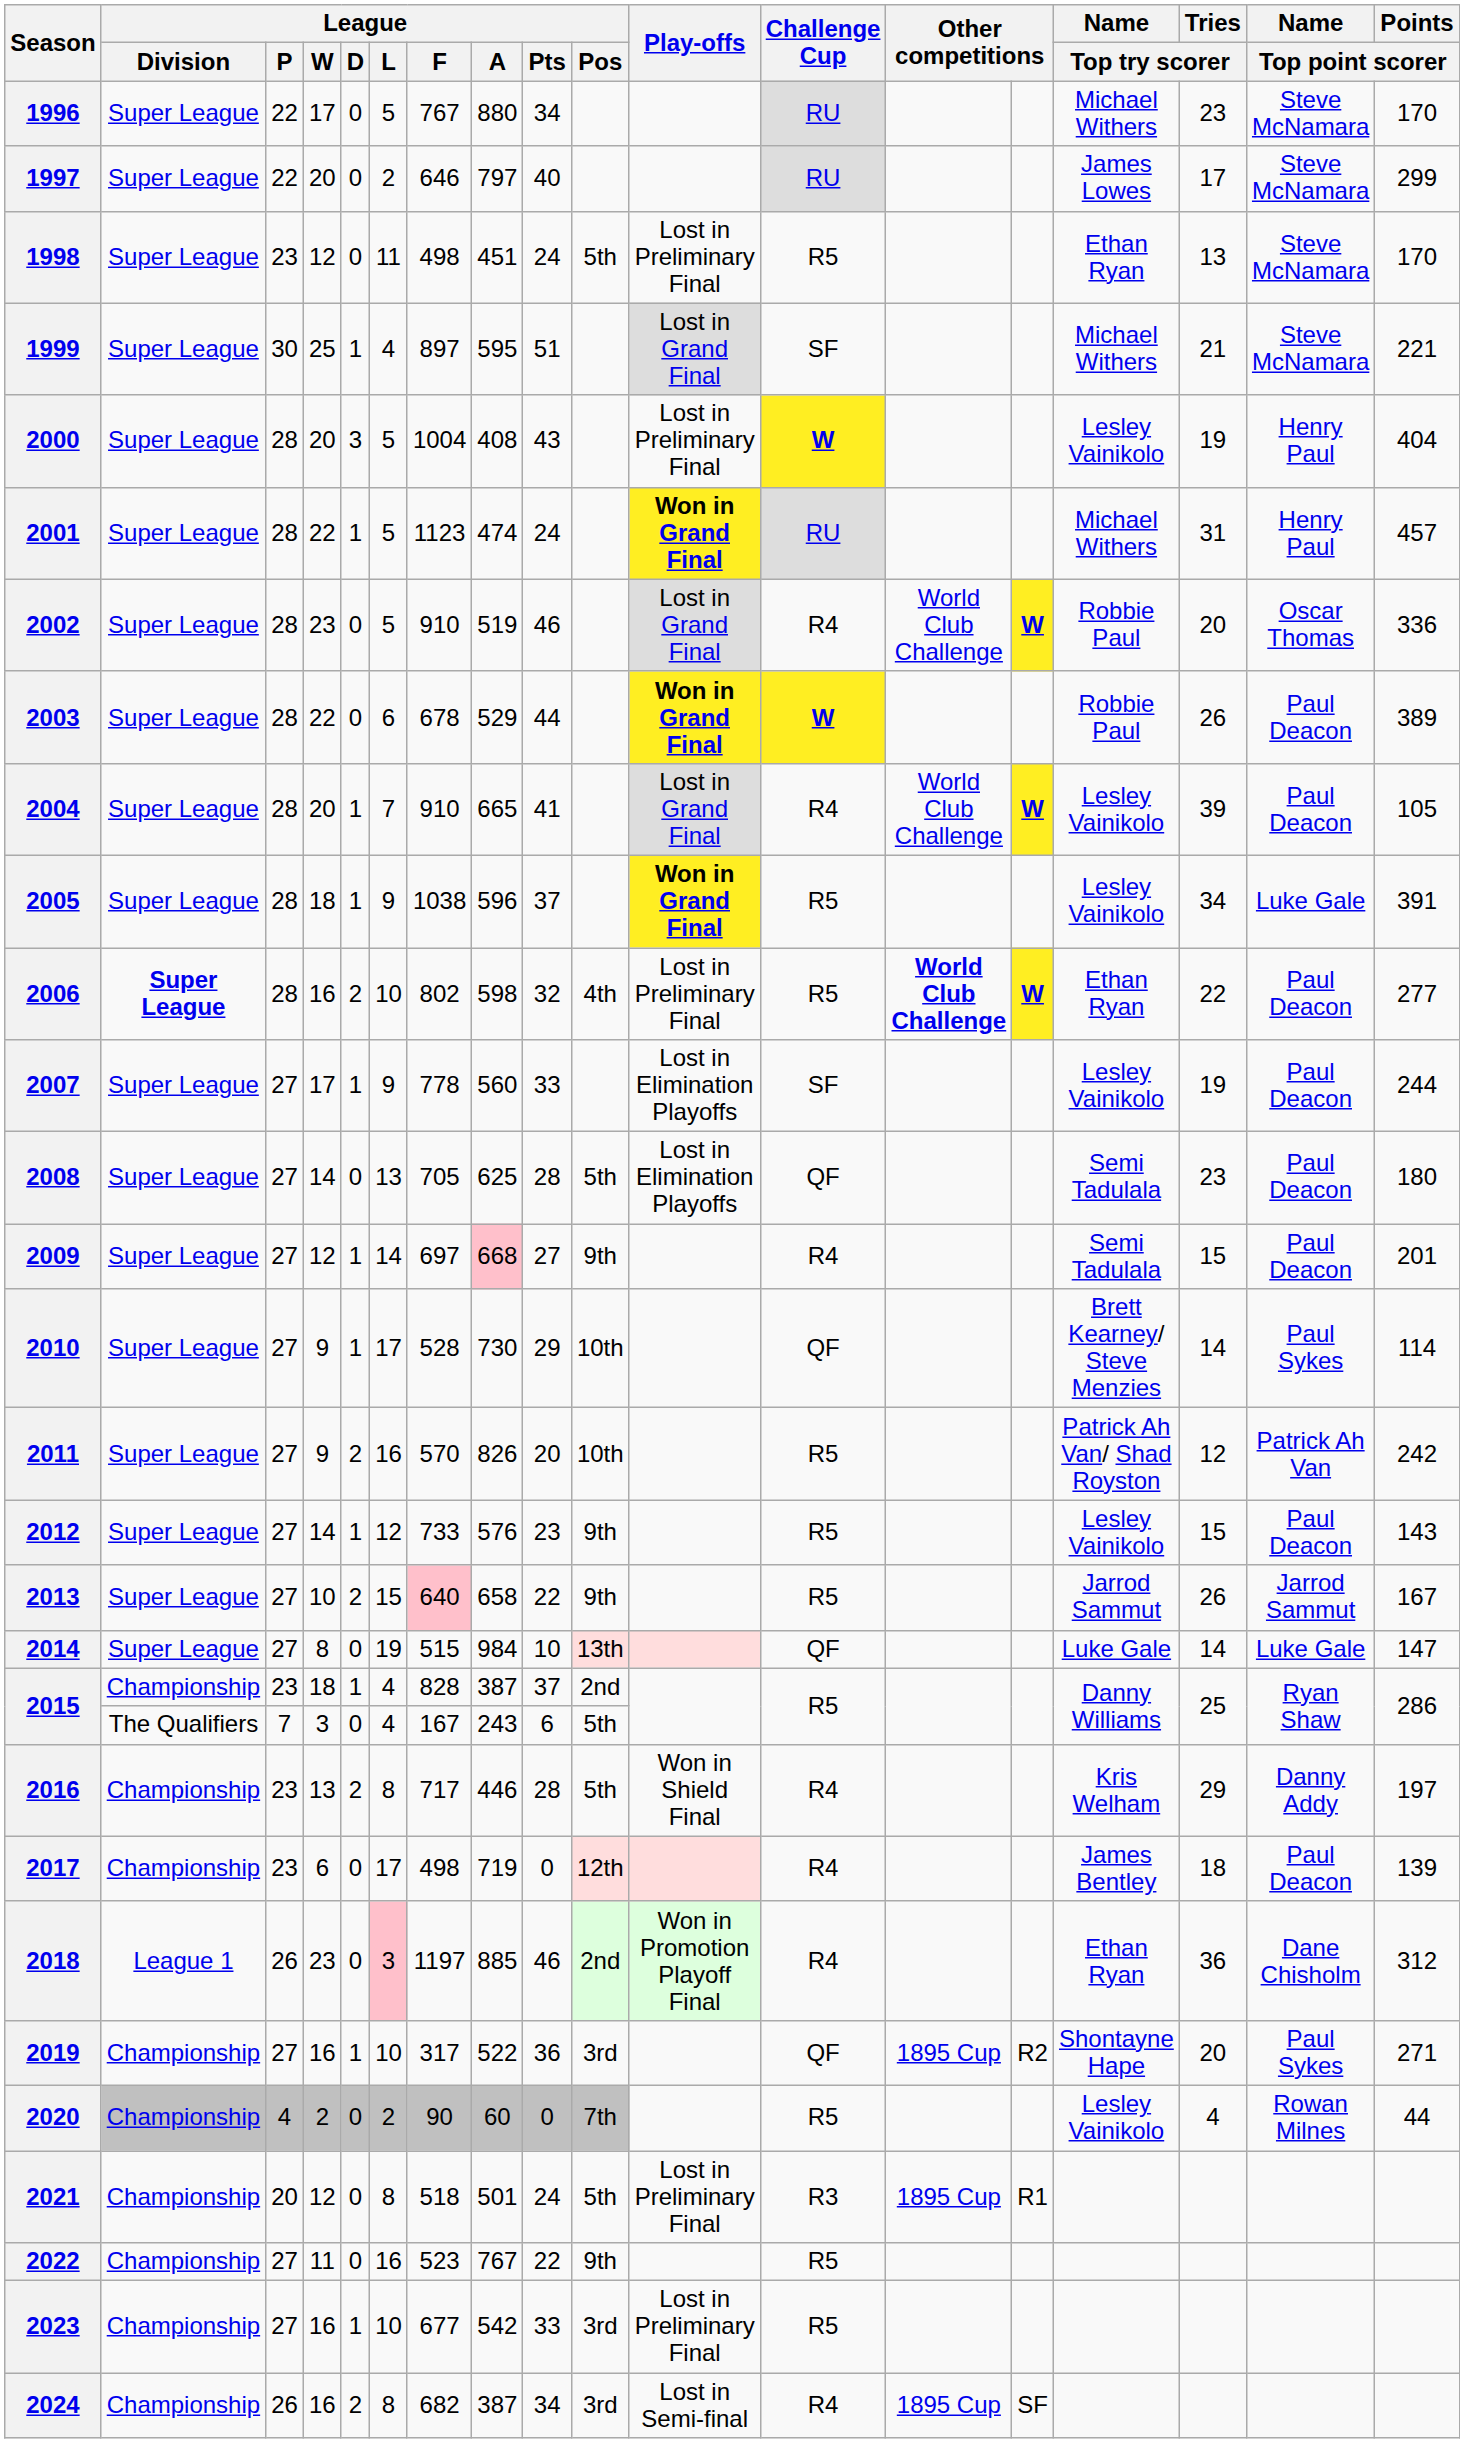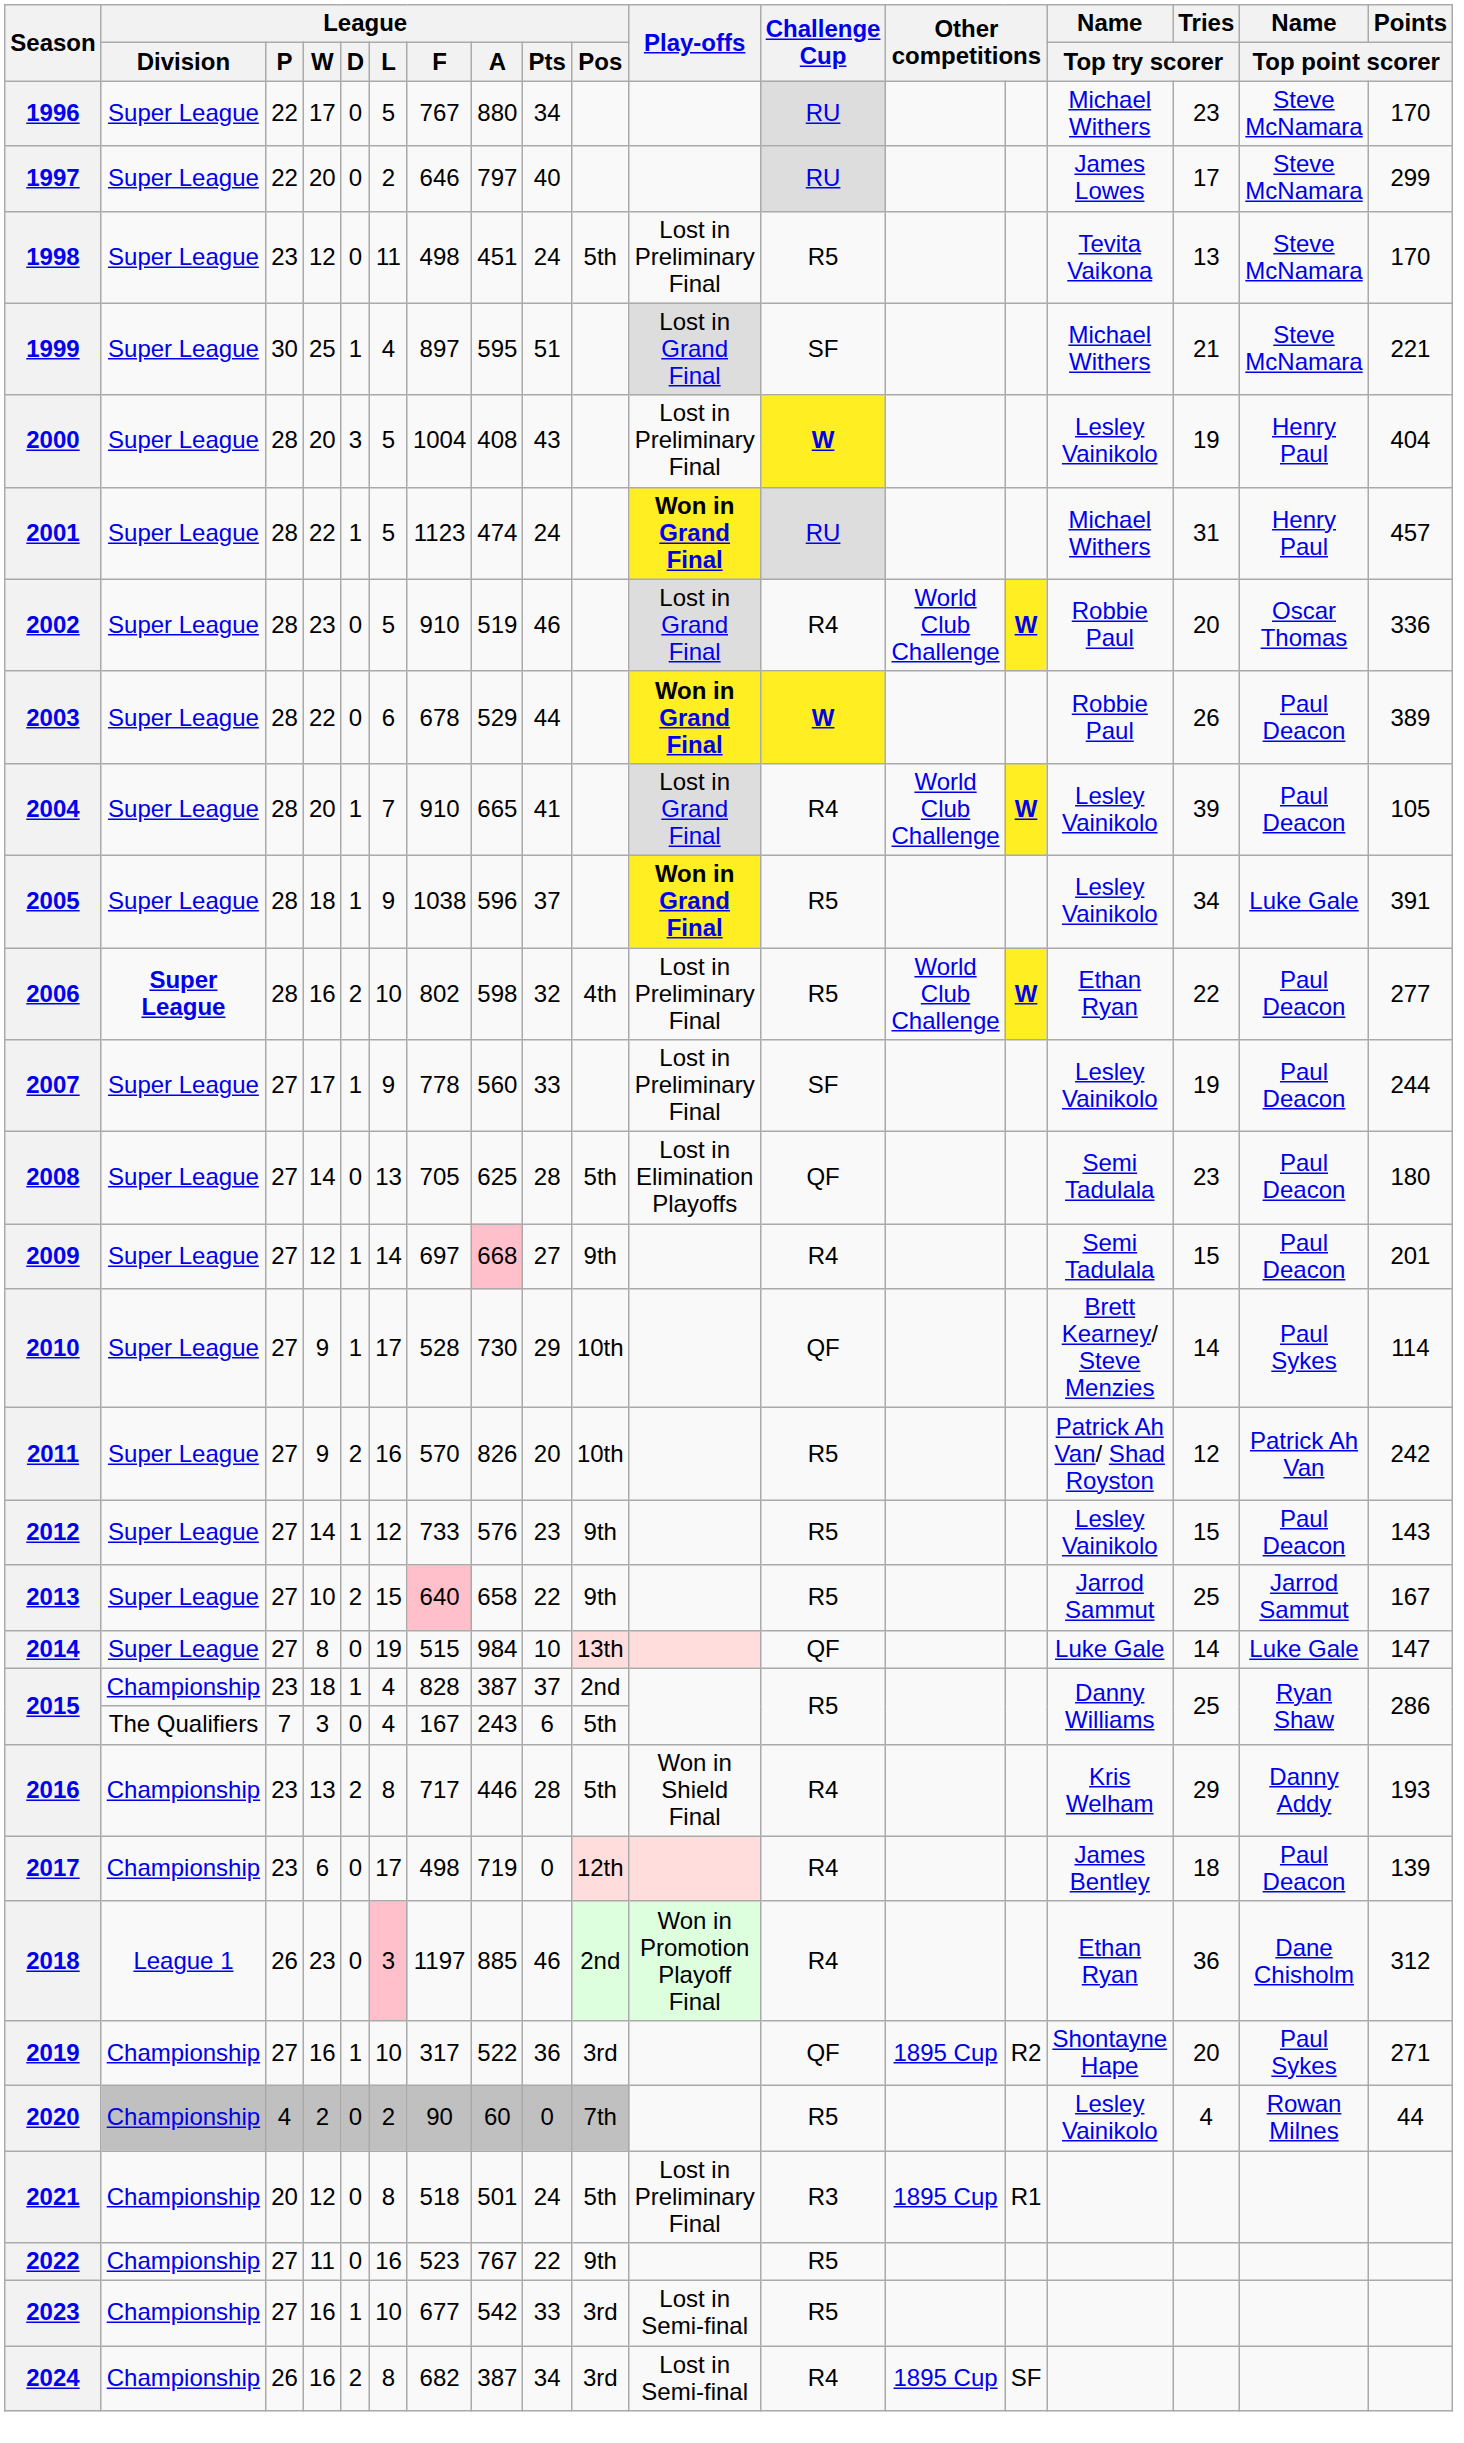(1116, 256) Ethan Ryan -> (1110, 256) Tevita Vaikona
(949, 993) bold -> (946, 993) normal
(695, 1085) Lost in Elimination Playoffs -> (695, 1085) Lost in Preliminary Final
(1213, 1597) 26 -> (1206, 1597) 25
(1417, 1789) 197 -> (1410, 1789) 193
(695, 2326) Lost in Preliminary Final -> (695, 2312) Lost in Semi-final
